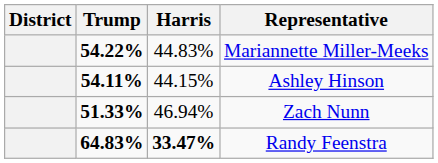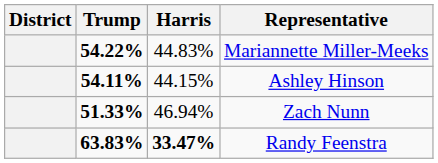(112, 142) 64.83% -> (112, 142) 63.83%
